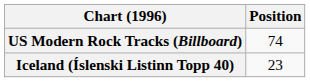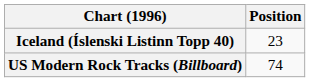rows swapped: (125, 64) <-> (125, 40)
